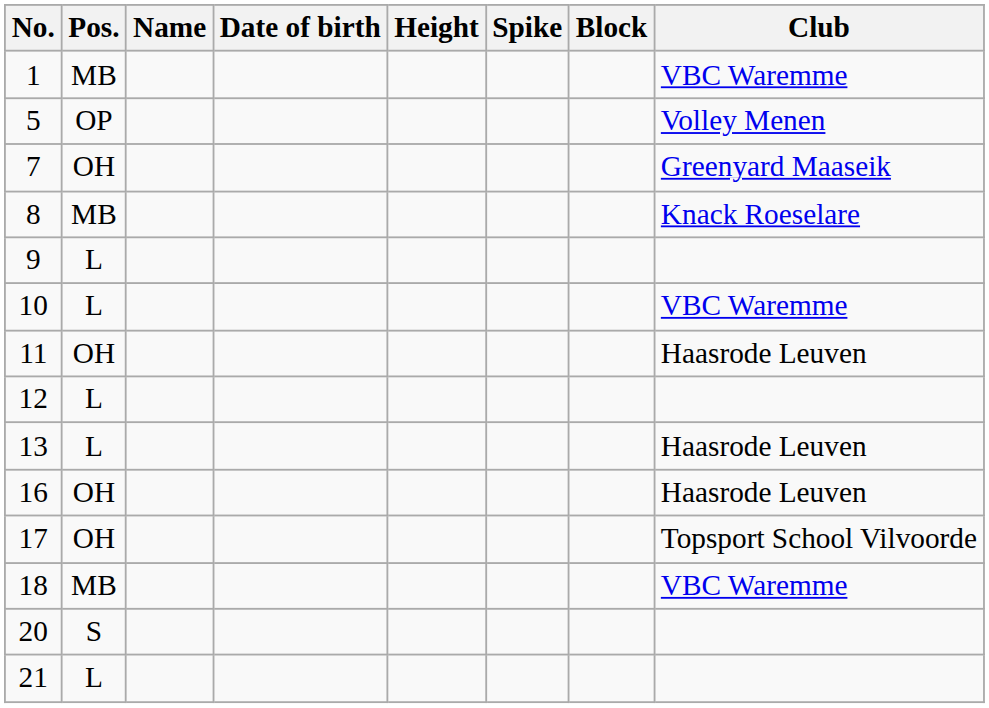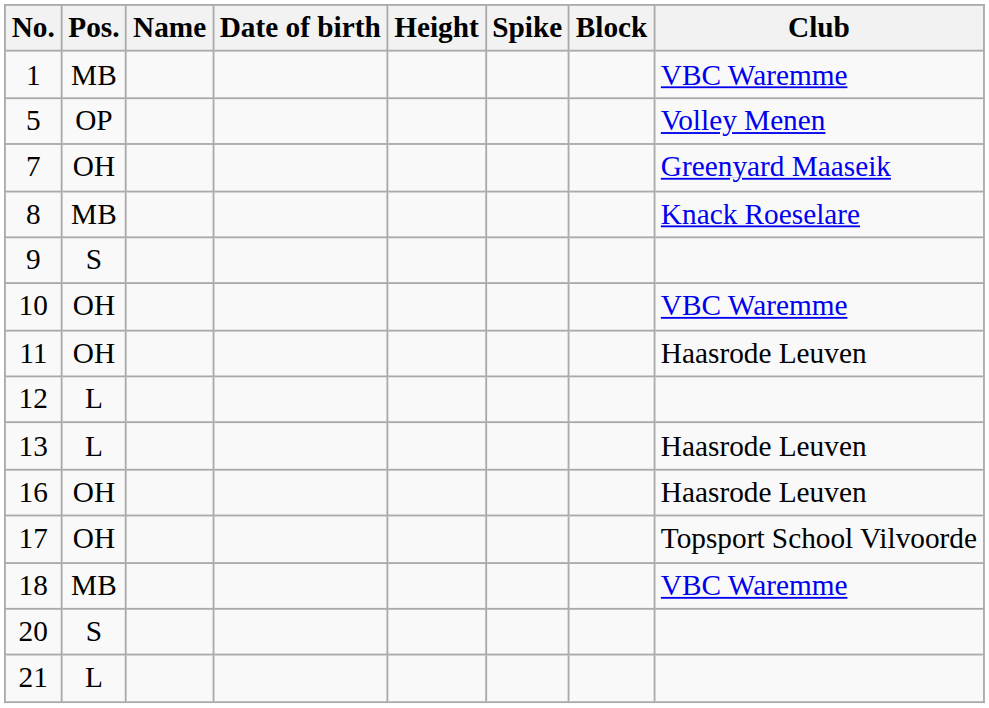(94, 259) L -> (94, 259) S
(94, 306) L -> (94, 306) OH
